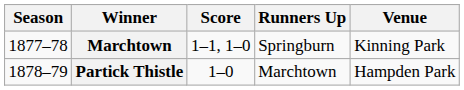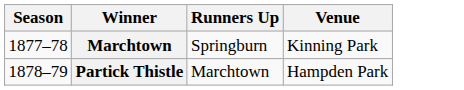- column: (221, 17)
